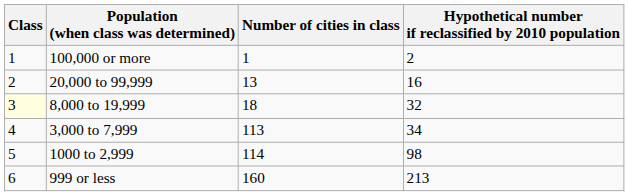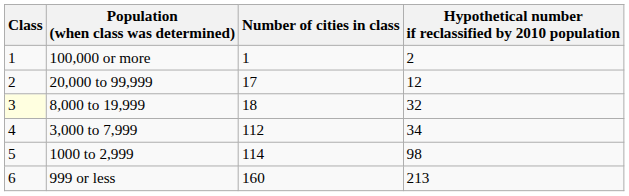(250, 81) 13 -> (250, 81) 17
(414, 81) 16 -> (414, 81) 12
(253, 130) 113 -> (253, 130) 112
